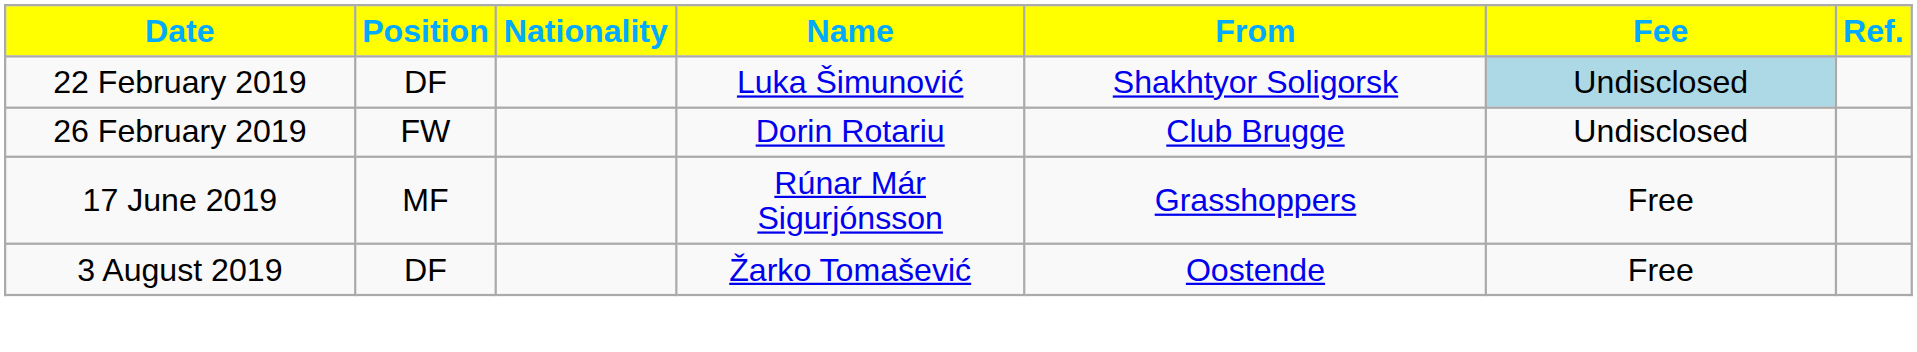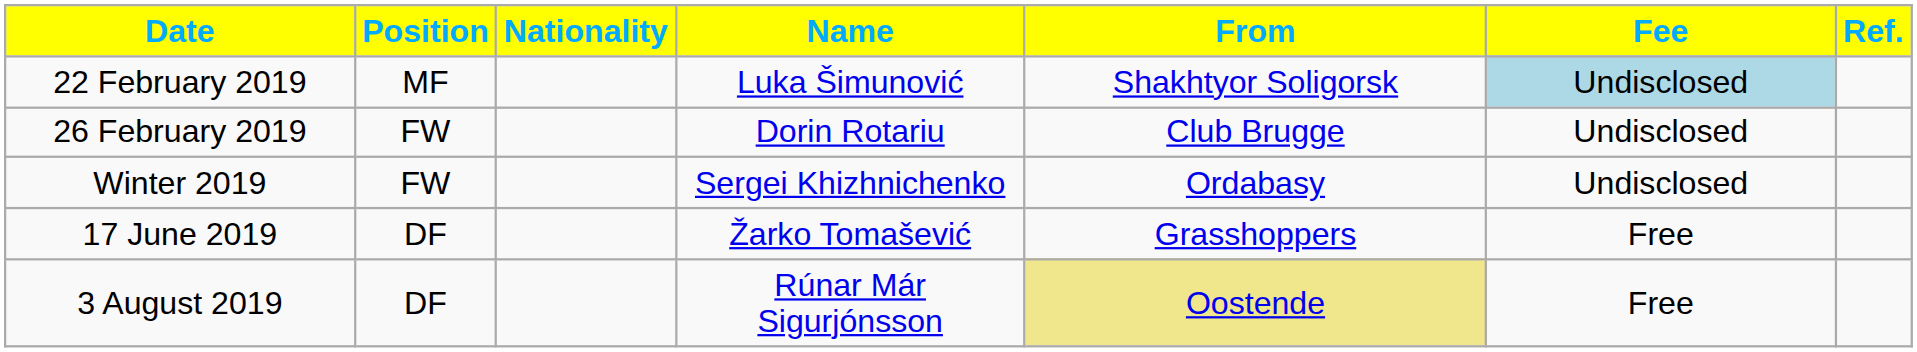(425, 82) DF -> (425, 82) MF
+ row: (180, 183)
(425, 201) MF -> (425, 234) DF
(850, 201) Rúnar Már Sigurjónsson -> (850, 234) Žarko Tomašević
(850, 269) Žarko Tomašević -> (850, 302) Rúnar Már Sigurjónsson
(1255, 269) no background -> (1255, 302) khaki background
